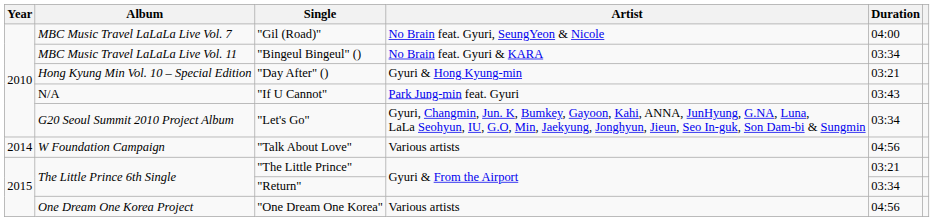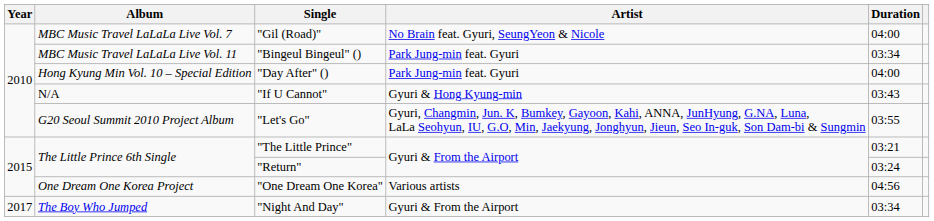(466, 53) No Brain feat. Gyuri & KARA -> (454, 53) Park Jung-min feat. Gyuri
(455, 73) Gyuri & Hong Kyung-min -> (454, 73) Park Jung-min feat. Gyuri
(886, 73) 03:21 -> (886, 73) 04:00
(454, 93) Park Jung-min feat. Gyuri -> (455, 93) Gyuri & Hong Kyung-min
(886, 120) 03:34 -> (886, 120) 03:55
- row: (305, 147)
(886, 186) 03:34 -> (886, 166) 03:24
+ row: (300, 206)
